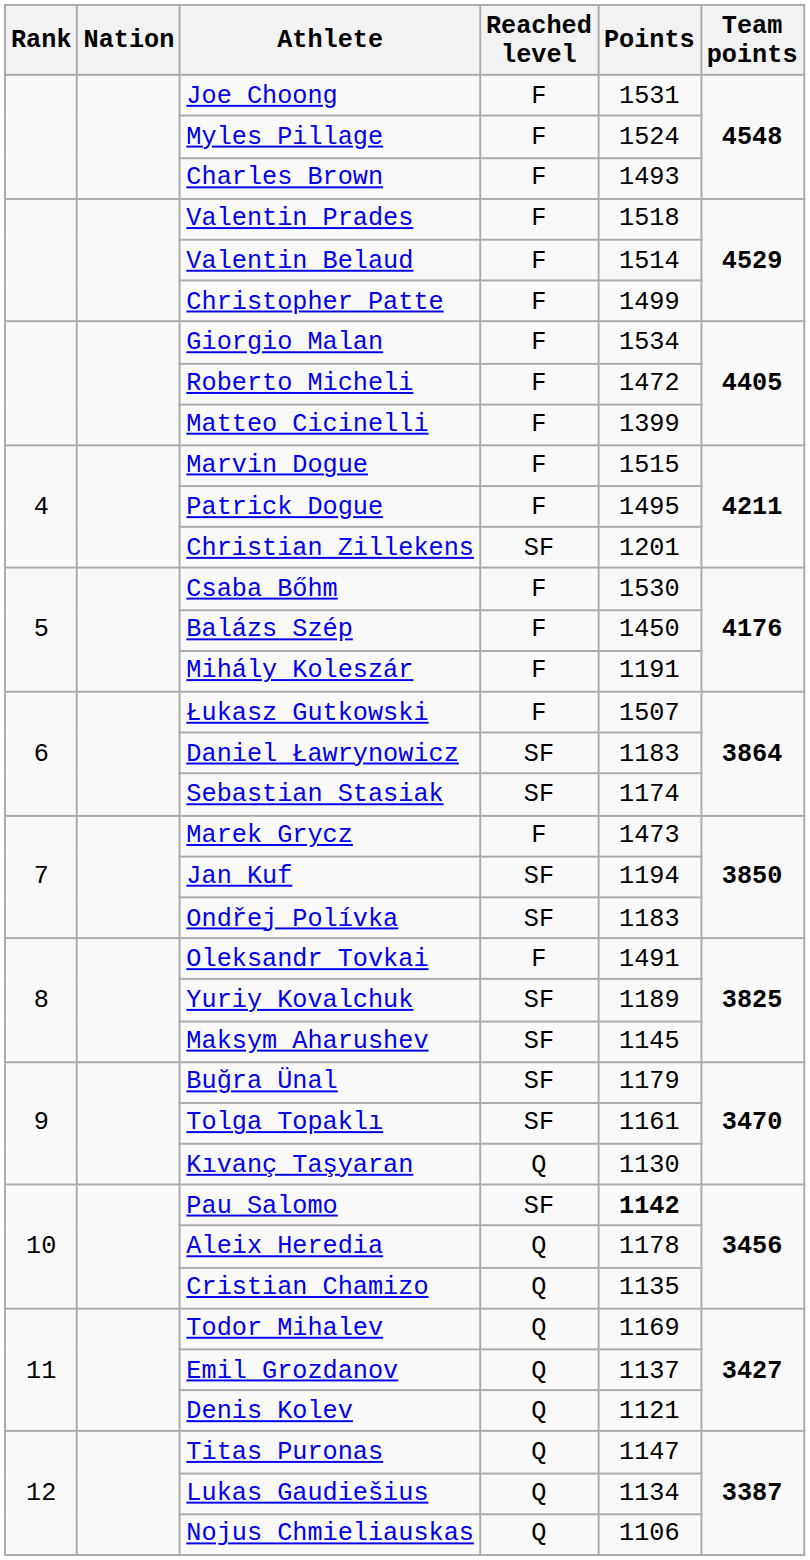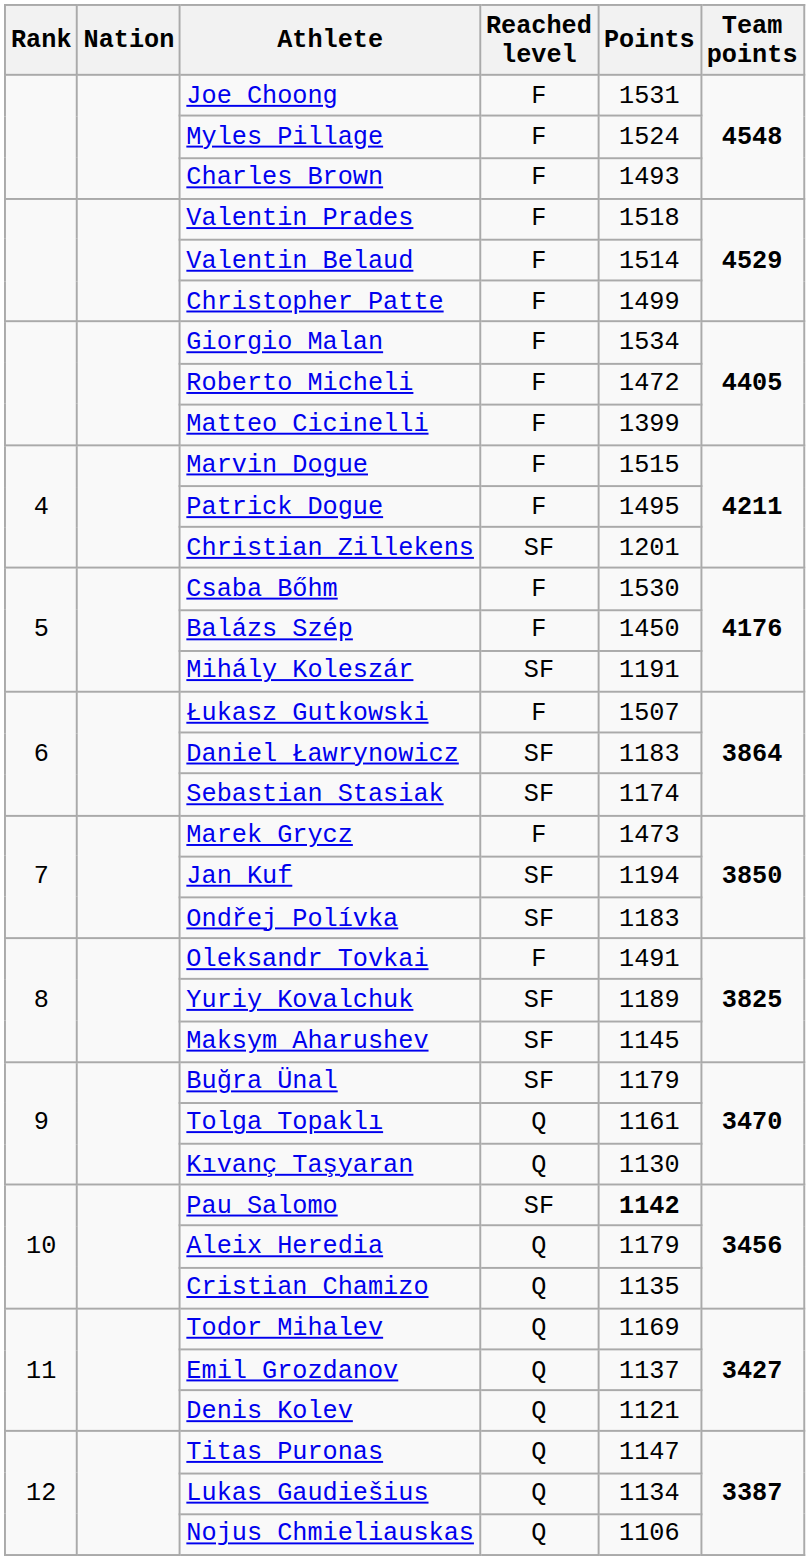(539, 671) F -> (539, 671) SF
(539, 1123) SF -> (539, 1123) Q
(649, 1247) 1178 -> (649, 1247) 1179
